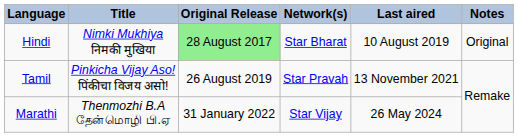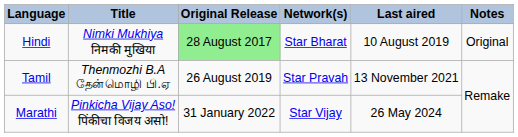(123, 78) Pinkicha Vijay Aso! पिंकीचा विजय असो! -> (123, 77) Thenmozhi B.A தேன்மொழி பி.ஏ
(123, 113) Thenmozhi B.A தேன்மொழி பி.ஏ -> (123, 113) Pinkicha Vijay Aso! पिंकीचा विजय असो!
